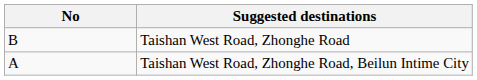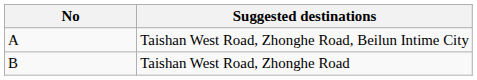rows swapped: (305, 63) <-> (245, 39)
